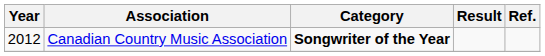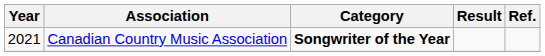(24, 39) 2012 -> (24, 39) 2021
